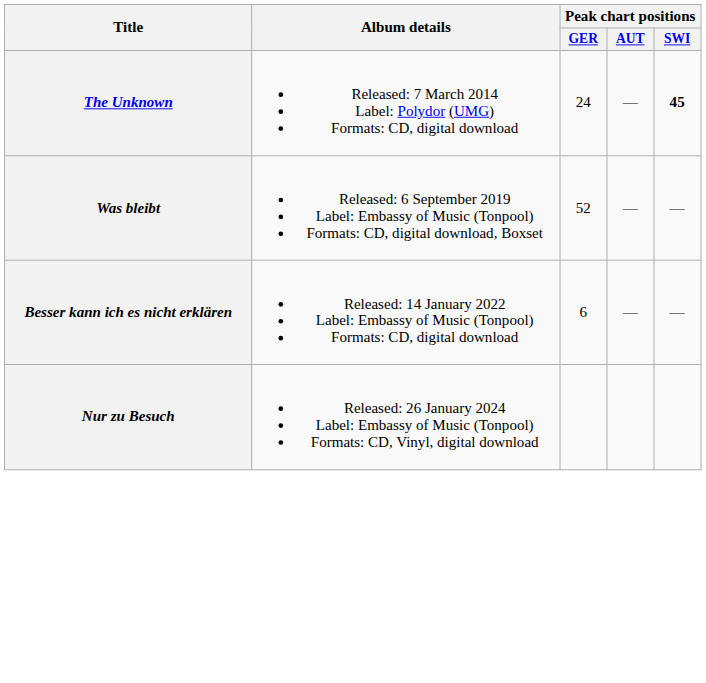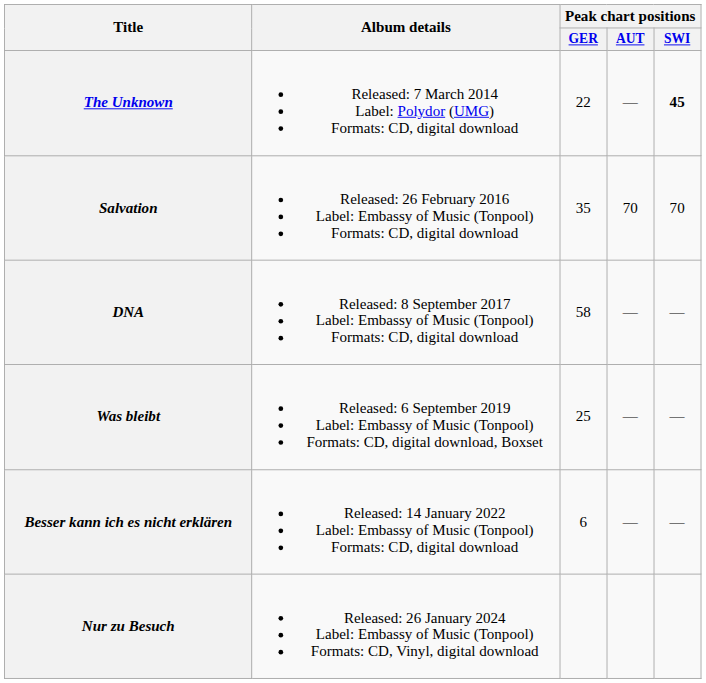(583, 103) 24 -> (583, 103) 22
+ row: (128, 207)
+ row: (128, 312)
(583, 207) 52 -> (583, 417) 25
